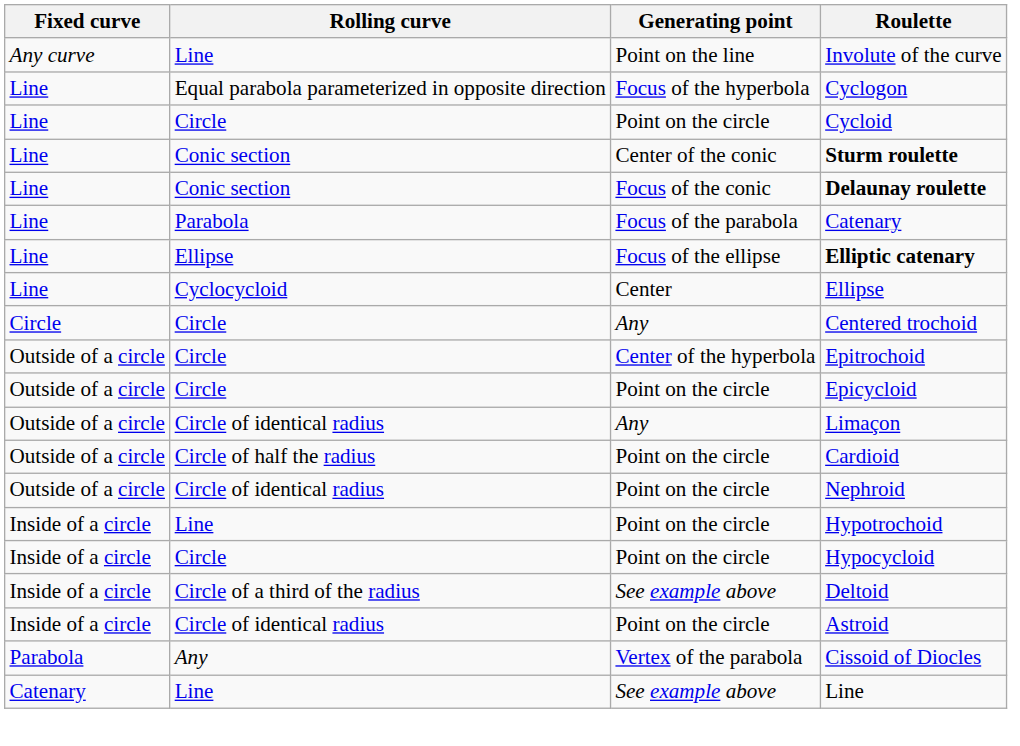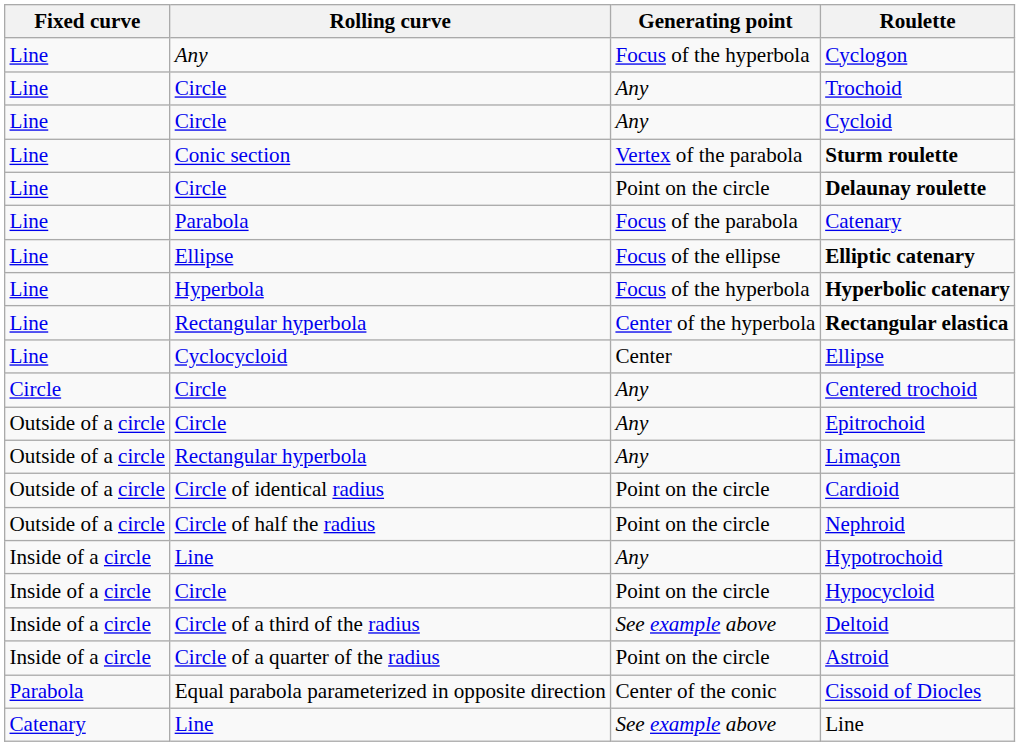- row: (913, 54)
(390, 88) Equal parabola parameterized in opposite direction -> (191, 54) Any
+ row: (864, 88)
(693, 121) Point on the circle -> (632, 121) Any
(696, 155) Center of the conic -> (709, 155) Vertex of the parabola
(232, 188) Conic section -> (200, 188) Circle
(693, 188) Focus of the conic -> (693, 188) Point on the circle
+ row: (918, 289)
+ row: (917, 322)
(715, 356) Center of the hyperbola -> (632, 423) Any
- row: (871, 389)
(279, 423) Circle of identical radius -> (271, 456) Rectangular hyperbola
(275, 456) Circle of half the radius -> (279, 490) Circle of identical radius
(279, 490) Circle of identical radius -> (275, 523) Circle of half the radius
(693, 523) Point on the circle -> (632, 557) Any
(279, 624) Circle of identical radius -> (307, 657) Circle of a quarter of the radius
(191, 657) Any -> (390, 691) Equal parabola parameterized in opposite direction
(709, 657) Vertex of the parabola -> (696, 691) Center of the conic
